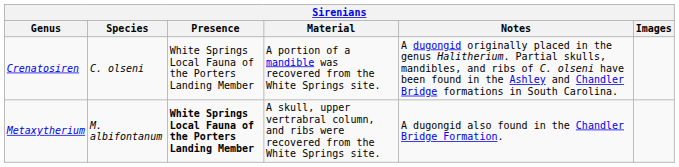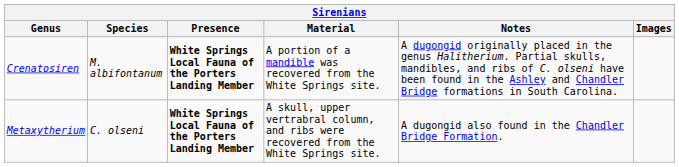(117, 68) C. olseni -> (126, 68) M. albifontanum
(212, 68) normal -> (212, 68) bold
(126, 131) M. albifontanum -> (117, 131) C. olseni
